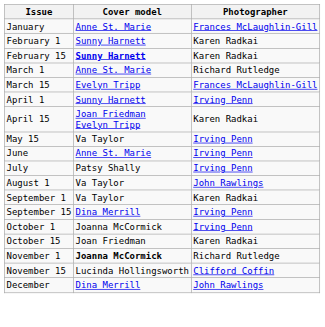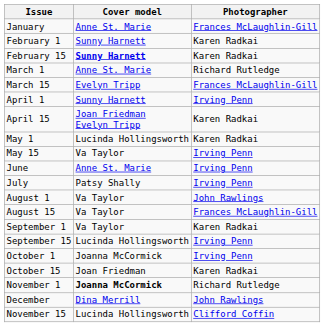+ row: (20, 139)
+ row: (31, 212)
(108, 212) Dina Merrill -> (132, 241) Lucinda Hollingsworth
rows swapped: (36, 271) <-> (28, 285)
